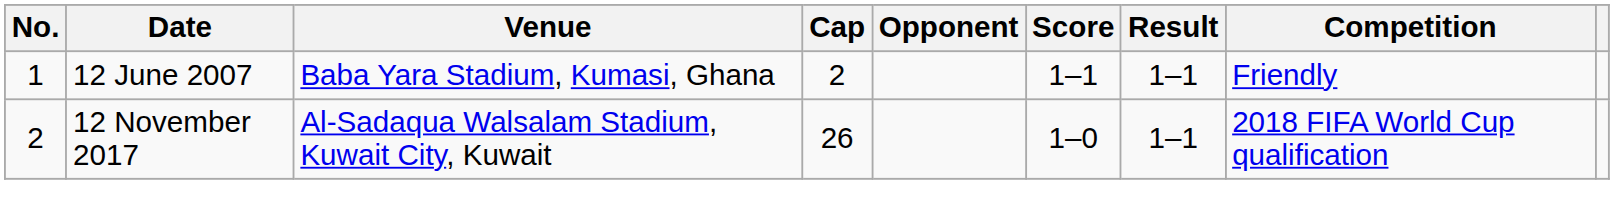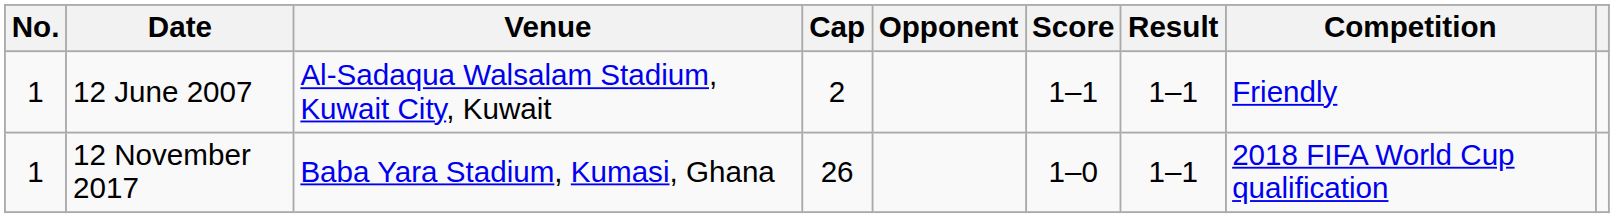(538, 74) Baba Yara Stadium, Kumasi, Ghana -> (509, 91) Al-Sadaqua Walsalam Stadium, Kuwait City, Kuwait
(36, 138) 2 -> (36, 171) 1
(509, 138) Al-Sadaqua Walsalam Stadium, Kuwait City, Kuwait -> (538, 171) Baba Yara Stadium, Kumasi, Ghana
